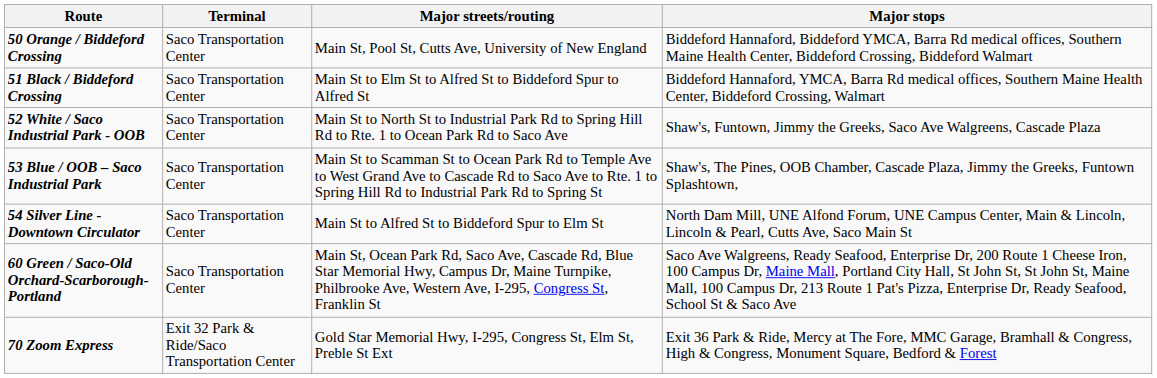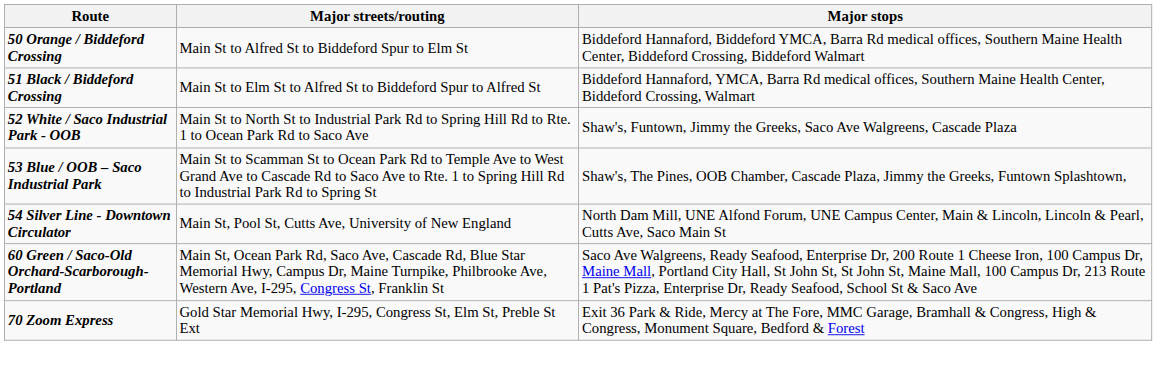- column: (237, 16)
(481, 47) Main St, Pool St, Cutts Ave, University of New England -> (324, 47) Main St to Alfred St to Biddeford Spur to Elm St
(459, 223) Main St to Alfred St to Biddeford Spur to Elm St -> (345, 223) Main St, Pool St, Cutts Ave, University of New England
